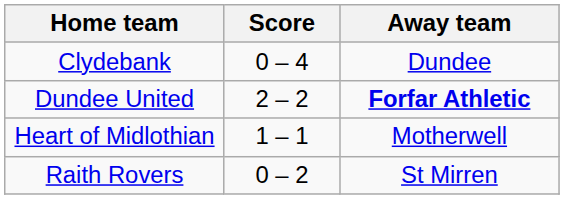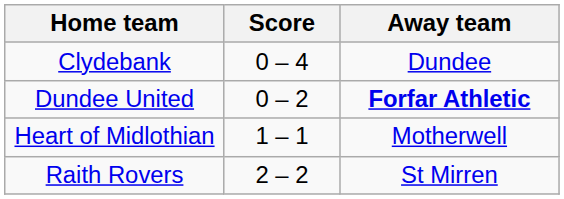(282, 99) 2 – 2 -> (282, 99) 0 – 2
(282, 174) 0 – 2 -> (282, 174) 2 – 2
